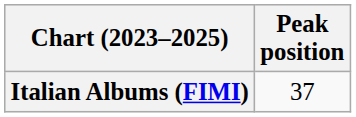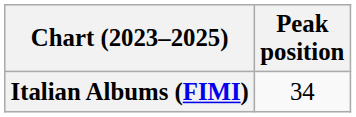(302, 91) 37 -> (302, 91) 34
